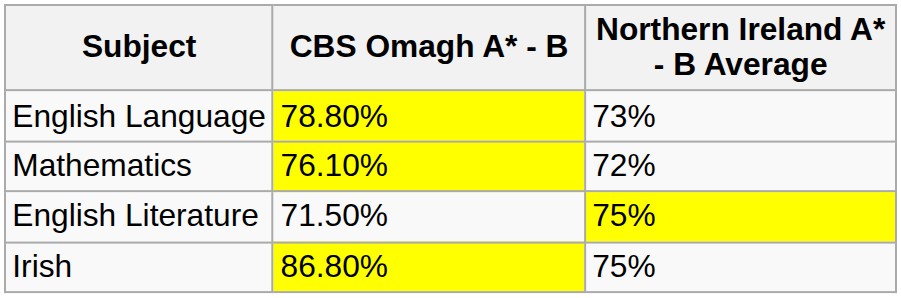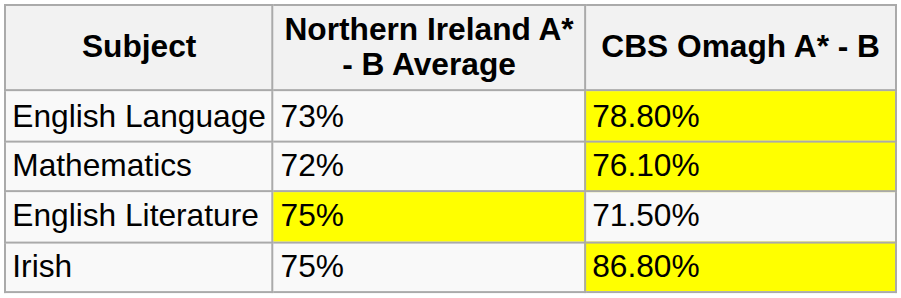columns swapped: (429, 47) <-> (741, 47)
